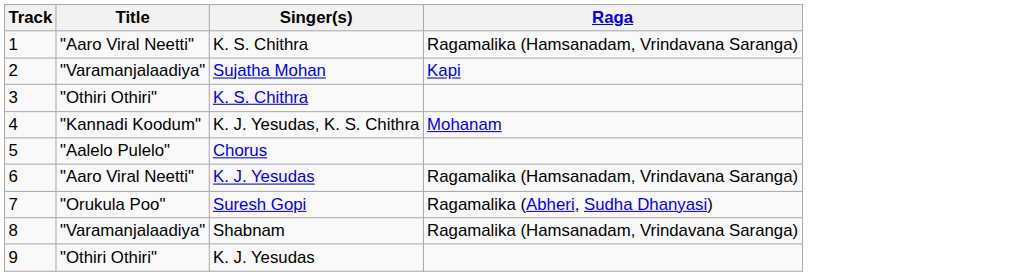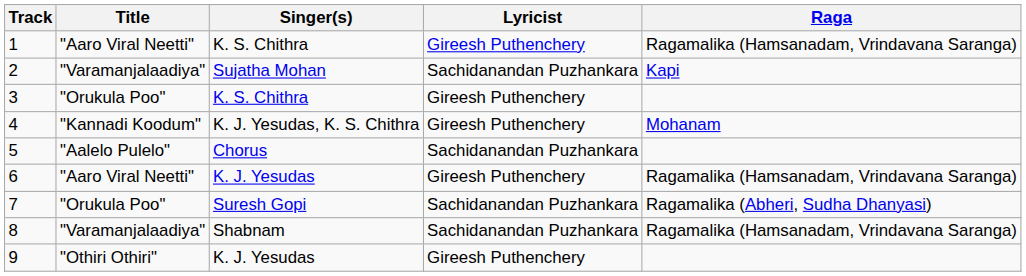+ column: (533, 17)
(108, 97) "Othiri Othiri" -> (113, 97) "Orukula Poo"
